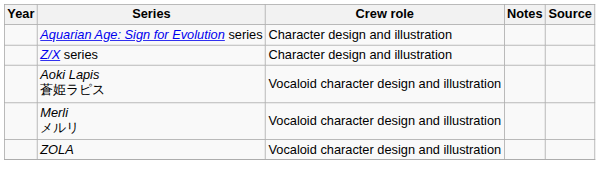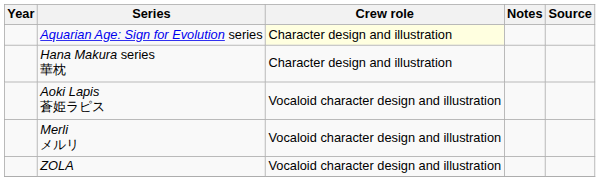(360, 34) no background -> (360, 34) lightyellow background
- row: (69, 55)
+ row: (98, 62)
